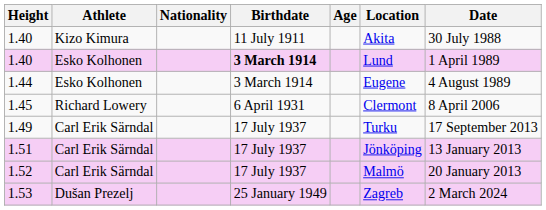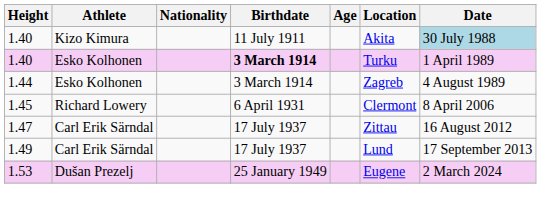(465, 37) no background -> (459, 37) lightblue background
(378, 60) Lund -> (380, 60) Turku
(384, 82) Eugene -> (383, 82) Zagreb
+ row: (20, 127)
(380, 127) Turku -> (378, 149) Lund
- row: (20, 149)
- row: (20, 171)
(383, 194) Zagreb -> (384, 171) Eugene
